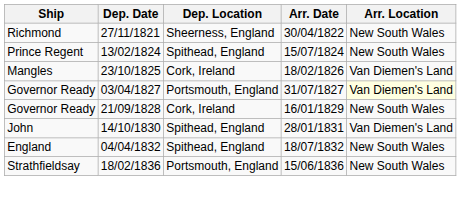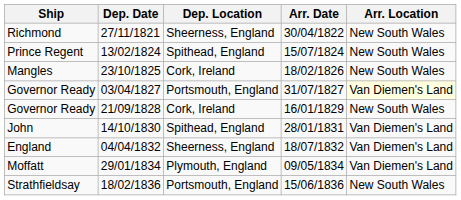(401, 71) Van Diemen's Land -> (397, 71) New South Wales
(215, 147) Spithead, England -> (220, 147) Sheerness, England
(397, 147) New South Wales -> (401, 147) Van Diemen's Land
+ row: (131, 166)
